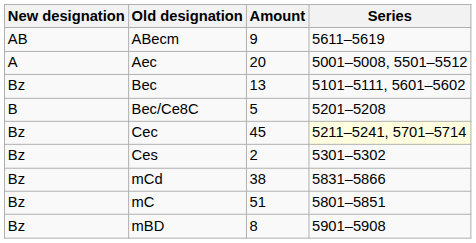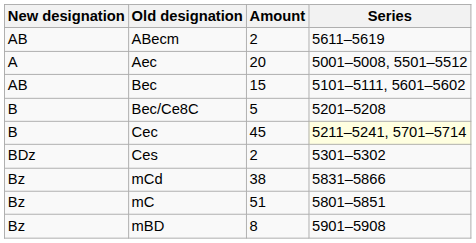(254, 39) 9 -> (254, 39) 2
(16, 86) Bz -> (18, 86) AB
(258, 86) 13 -> (258, 86) 15
(16, 132) Bz -> (13, 132) B
(16, 156) Bz -> (22, 156) BDz
